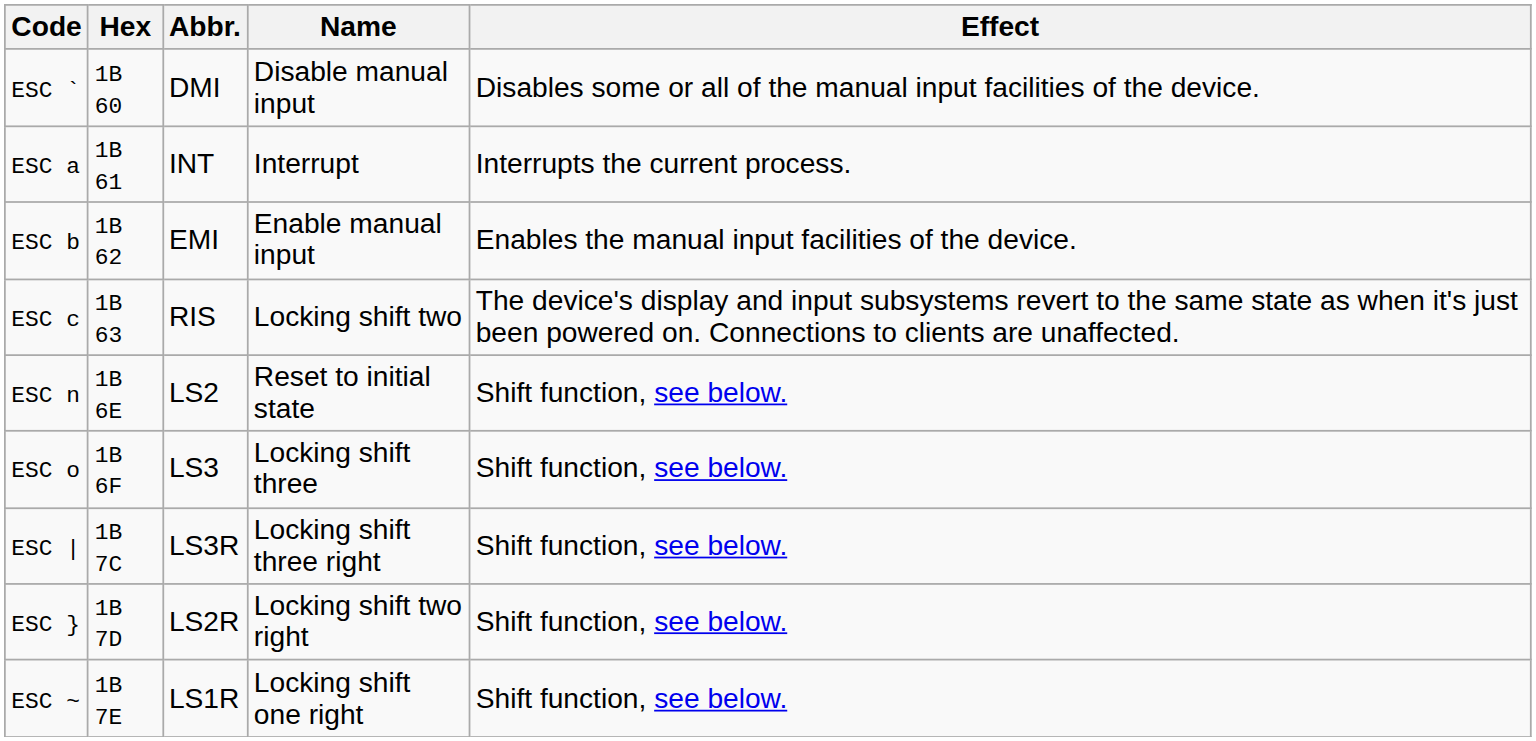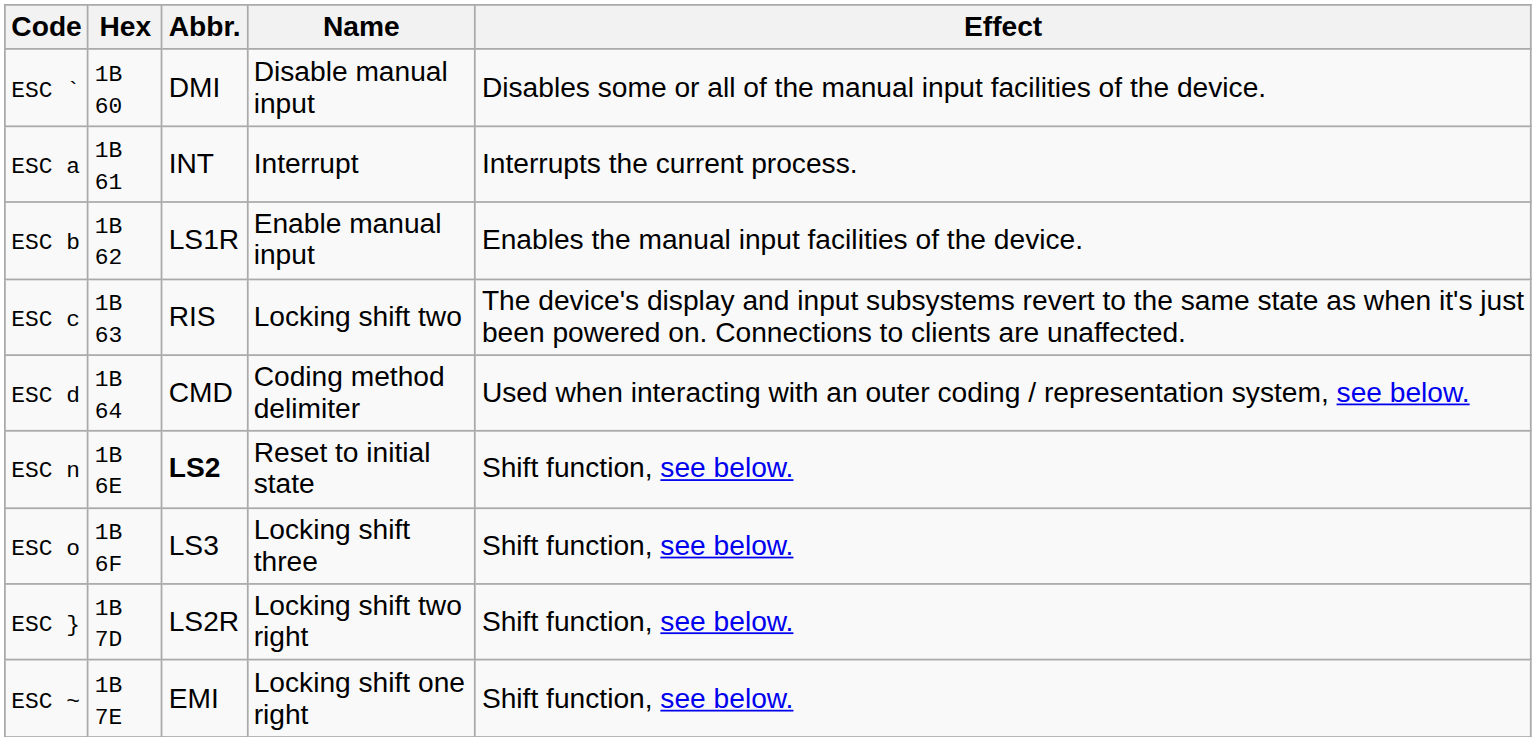(194, 240) EMI -> (204, 240) LS1R
+ row: (46, 396)
(194, 392) normal -> (195, 469) bold
- row: (46, 548)
(204, 698) LS1R -> (194, 698) EMI
